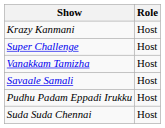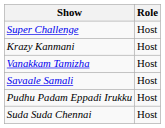rows swapped: (41, 30) <-> (43, 47)
